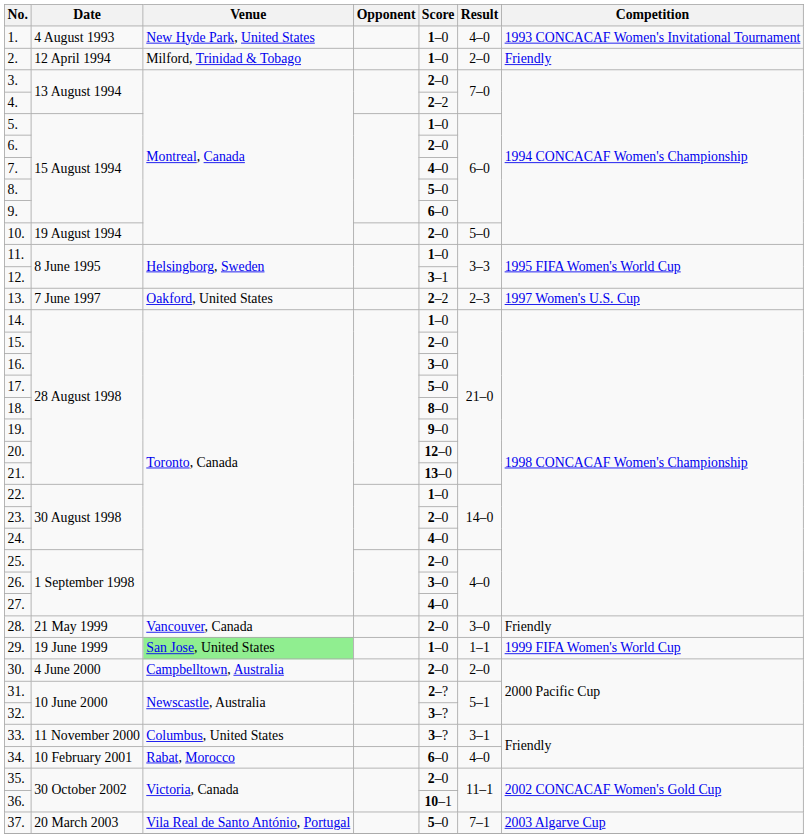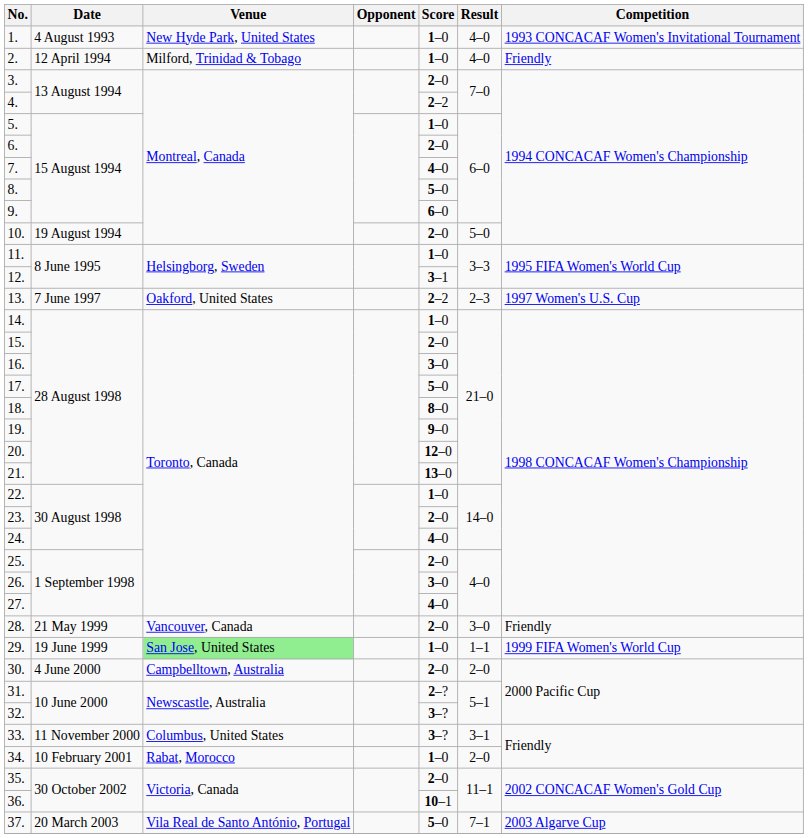(480, 59) 2–0 -> (480, 59) 4–0
(438, 757) 6–0 -> (438, 757) 1–0
(480, 757) 4–0 -> (480, 757) 2–0
